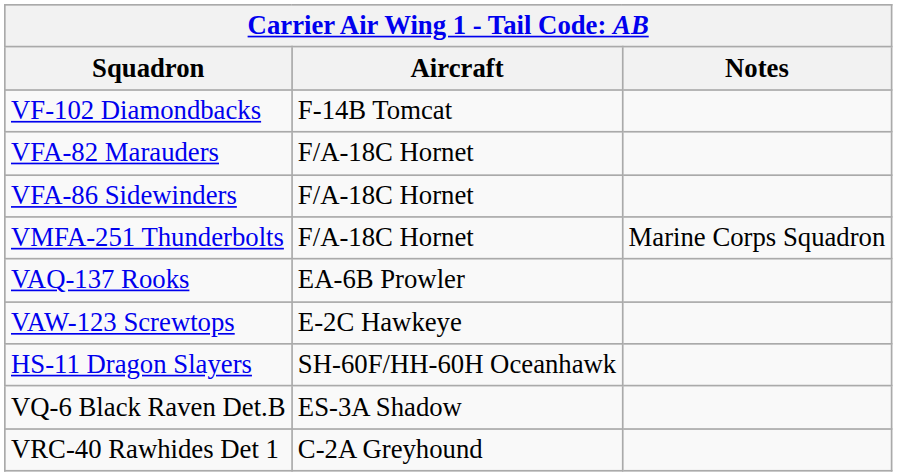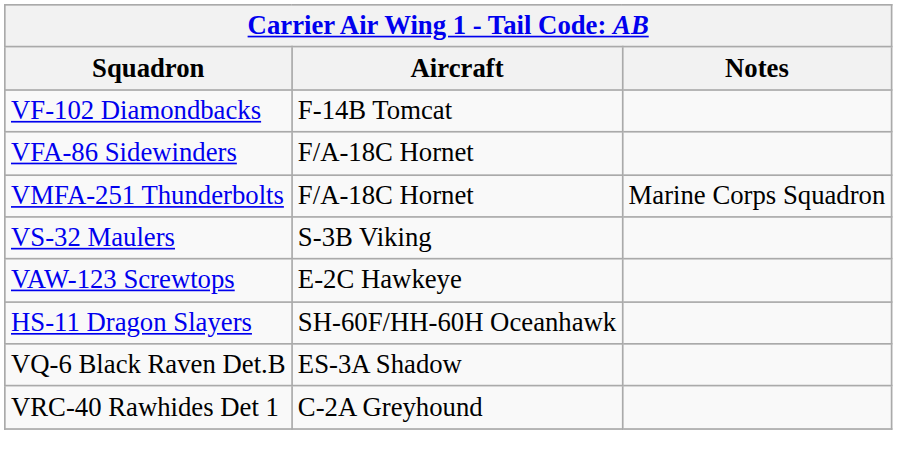- row: (115, 152)
- row: (100, 279)
+ row: (93, 237)
